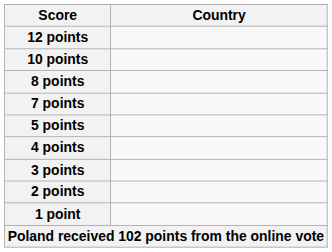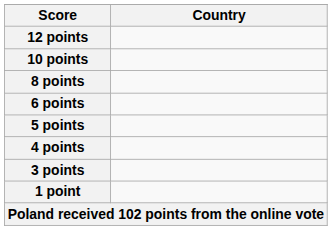- row: (58, 103)
+ row: (58, 103)
- row: (58, 192)
